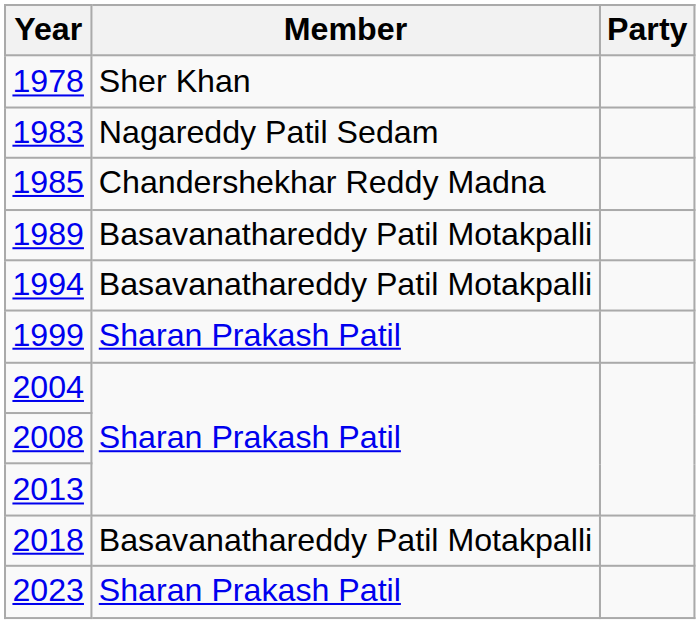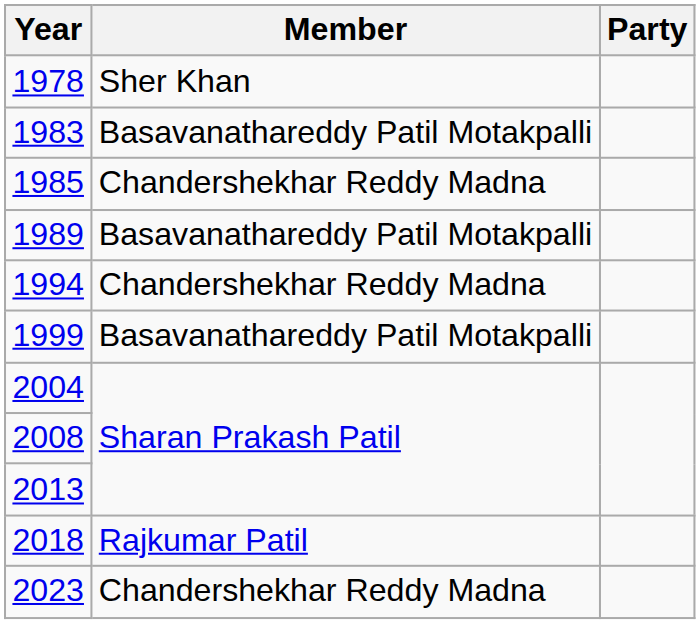(269, 132) Nagareddy Patil Sedam -> (345, 132) Basavanathareddy Patil Motakpalli
(345, 285) Basavanathareddy Patil Motakpalli -> (322, 285) Chandershekhar Reddy Madna
(250, 336) Sharan Prakash Patil -> (345, 336) Basavanathareddy Patil Motakpalli
(345, 540) Basavanathareddy Patil Motakpalli -> (203, 540) Rajkumar Patil
(250, 591) Sharan Prakash Patil -> (322, 591) Chandershekhar Reddy Madna
